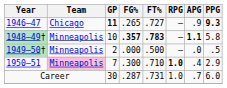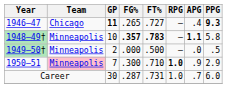(197, 24) .9 -> (197, 24) .4
(197, 64) .4 -> (197, 64) .9
